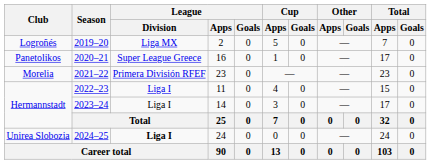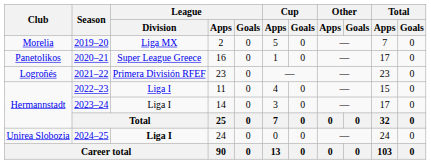(38, 43) Logroñés -> (38, 43) Morelia
(38, 74) Morelia -> (38, 74) Logroñés
